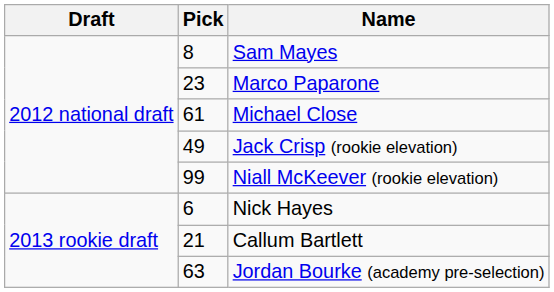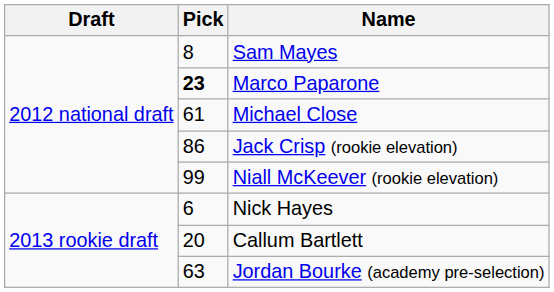(194, 83) normal -> (194, 83) bold
(194, 146) 49 -> (194, 146) 86
(194, 240) 21 -> (194, 240) 20
